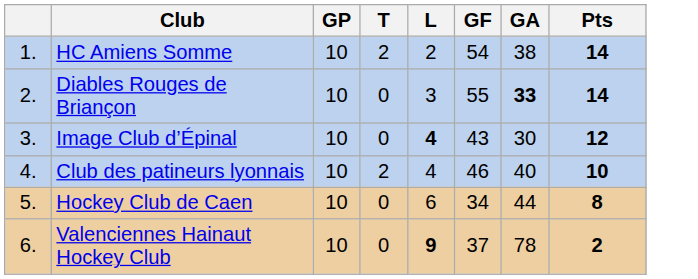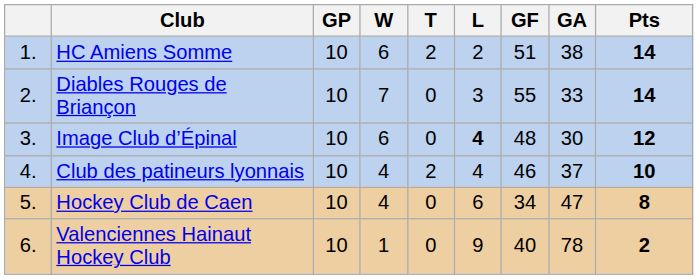+ column: (384, 20)
(478, 52) 54 -> (525, 52) 51
(525, 95) bold -> (572, 95) normal
(478, 139) 43 -> (525, 139) 48
(525, 171) 40 -> (572, 171) 37
(525, 203) 44 -> (572, 203) 47
(431, 246) bold -> (478, 246) normal
(478, 246) 37 -> (525, 246) 40
